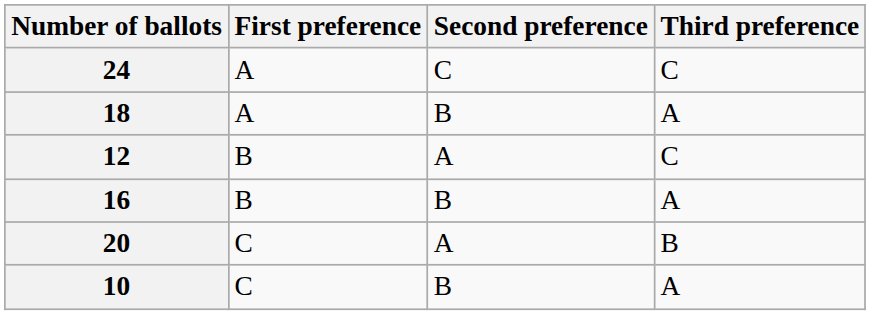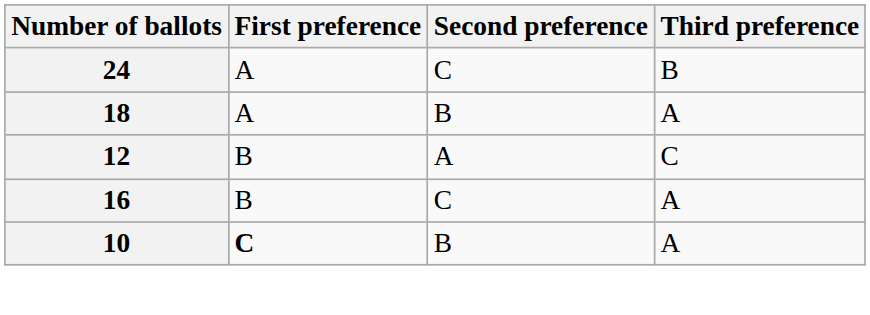(670, 69) C -> (670, 69) B
(443, 199) B -> (443, 199) C
- row: (117, 243)
(244, 286) normal -> (244, 243) bold
